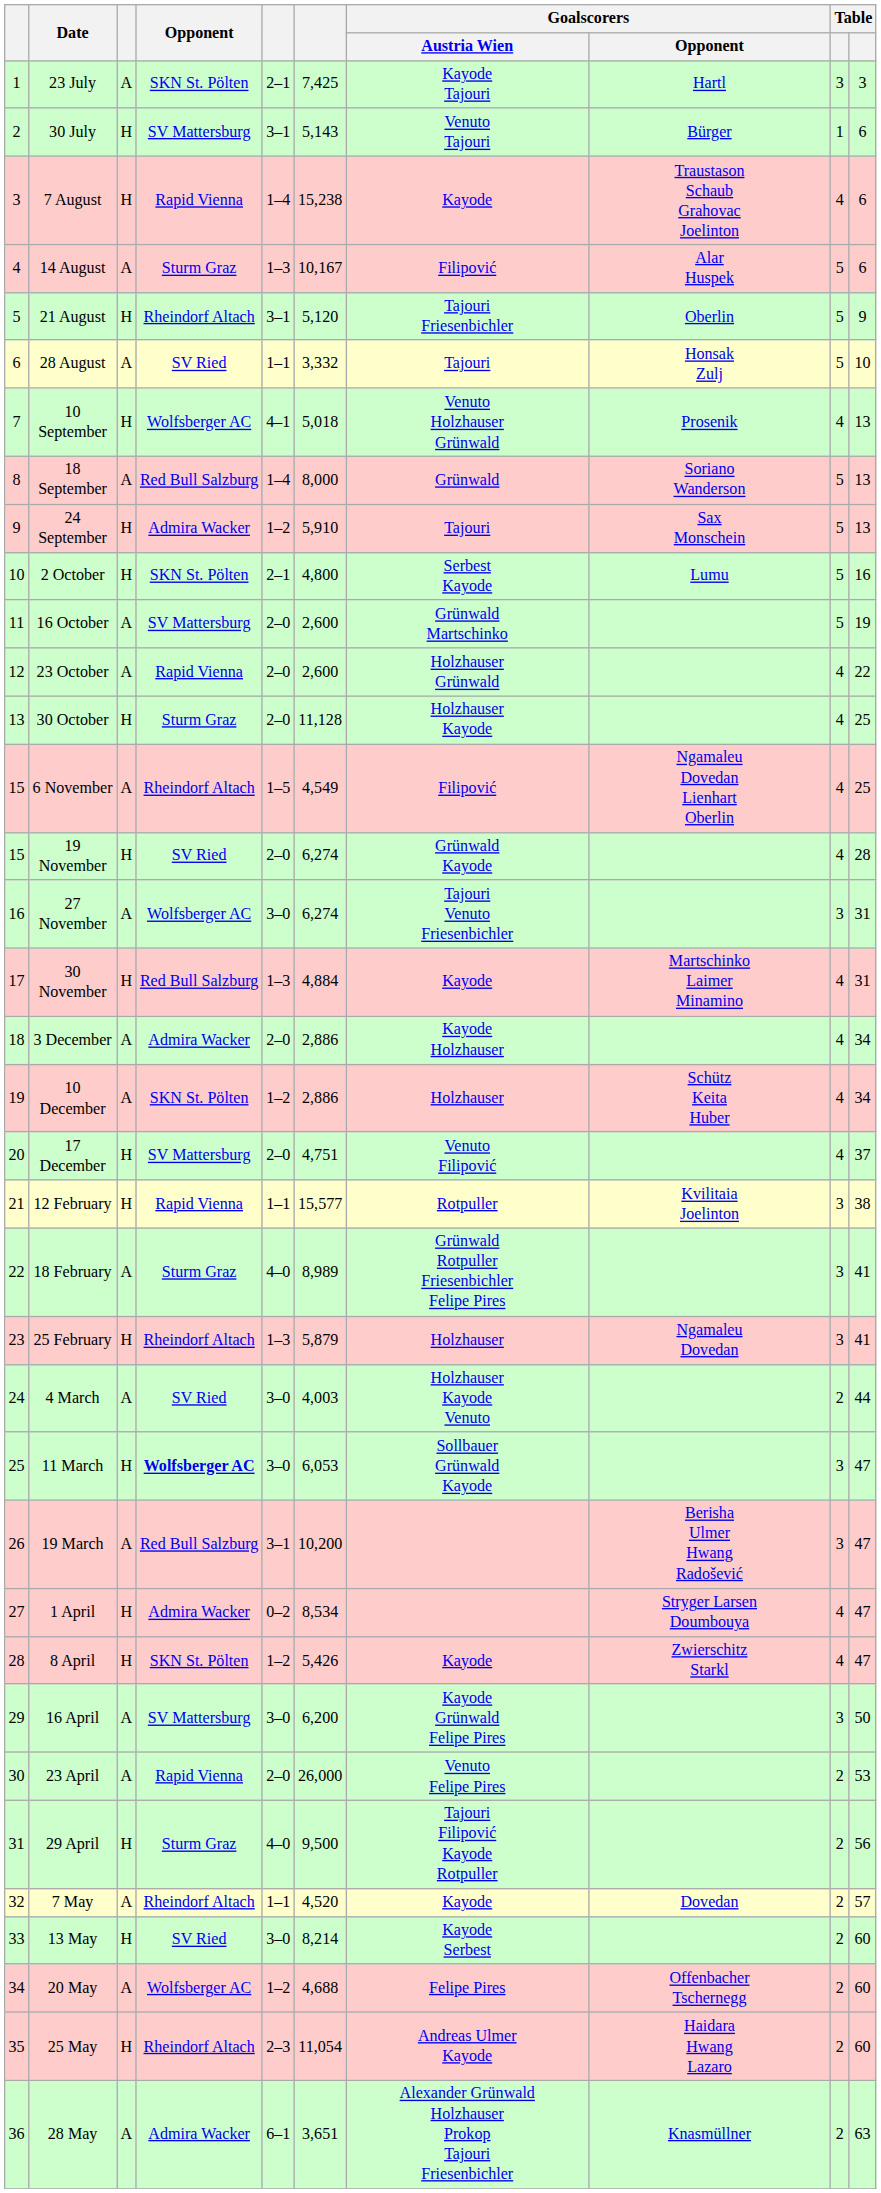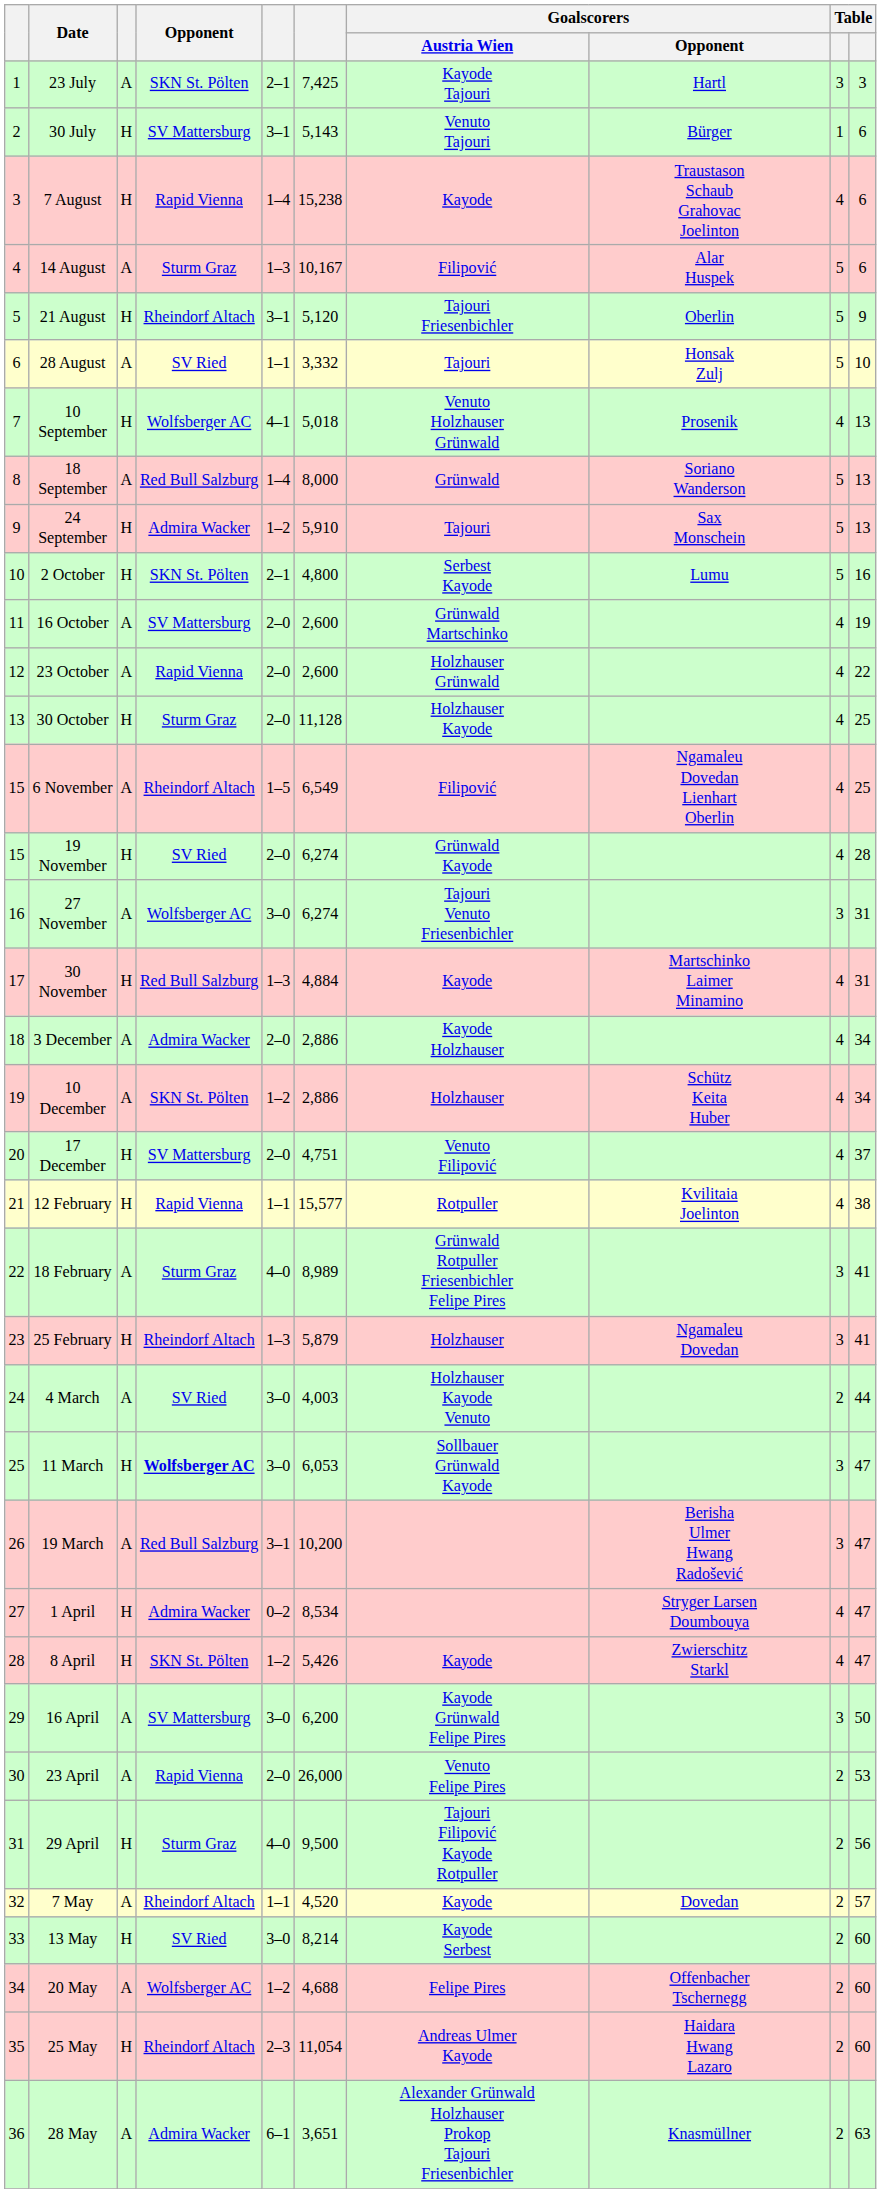(840, 623) 5 -> (840, 623) 4
(320, 787) 4,549 -> (320, 787) 6,549
(840, 1203) 3 -> (840, 1203) 4
